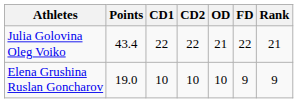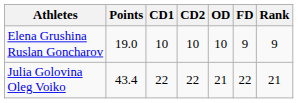rows swapped: (45, 44) <-> (55, 80)
